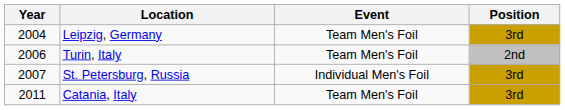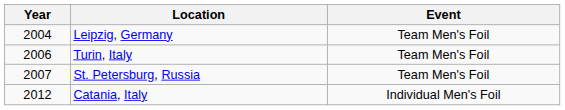- column: (514, 15)
(372, 75) Individual Men's Foil -> (443, 75) Team Men's Foil
(32, 95) 2011 -> (37, 95) 2012
(372, 95) Team Men's Foil -> (443, 95) Individual Men's Foil
